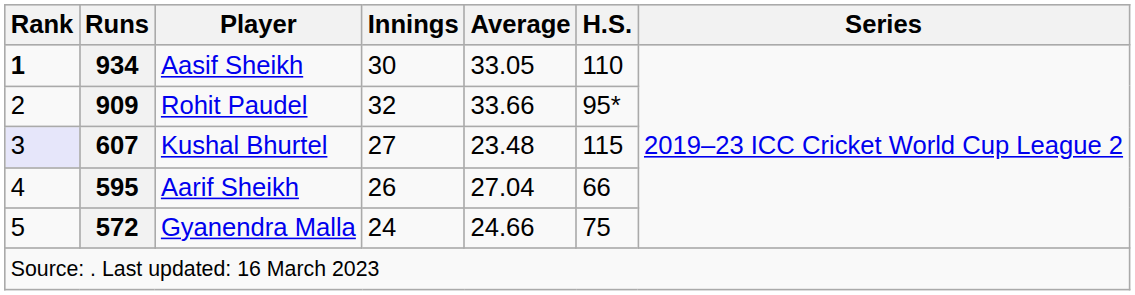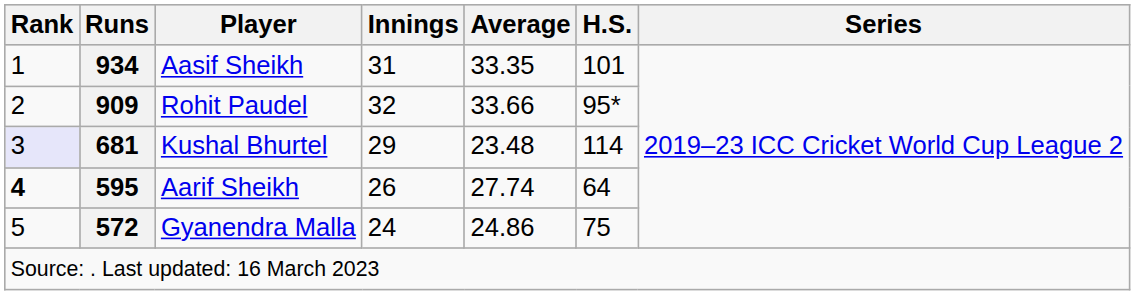(18, 65) bold -> (18, 65) normal
(382, 65) 30 -> (382, 65) 31
(503, 65) 33.05 -> (503, 65) 33.35
(603, 65) 110 -> (604, 65) 101
(117, 146) 607 -> (117, 146) 681
(382, 146) 27 -> (382, 146) 29
(603, 146) 115 -> (603, 146) 114
(18, 187) normal -> (18, 187) bold
(503, 187) 27.04 -> (503, 187) 27.74
(597, 187) 66 -> (597, 187) 64
(503, 227) 24.66 -> (503, 227) 24.86
